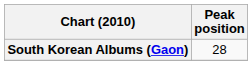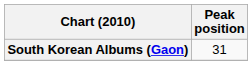(220, 49) 28 -> (220, 49) 31
